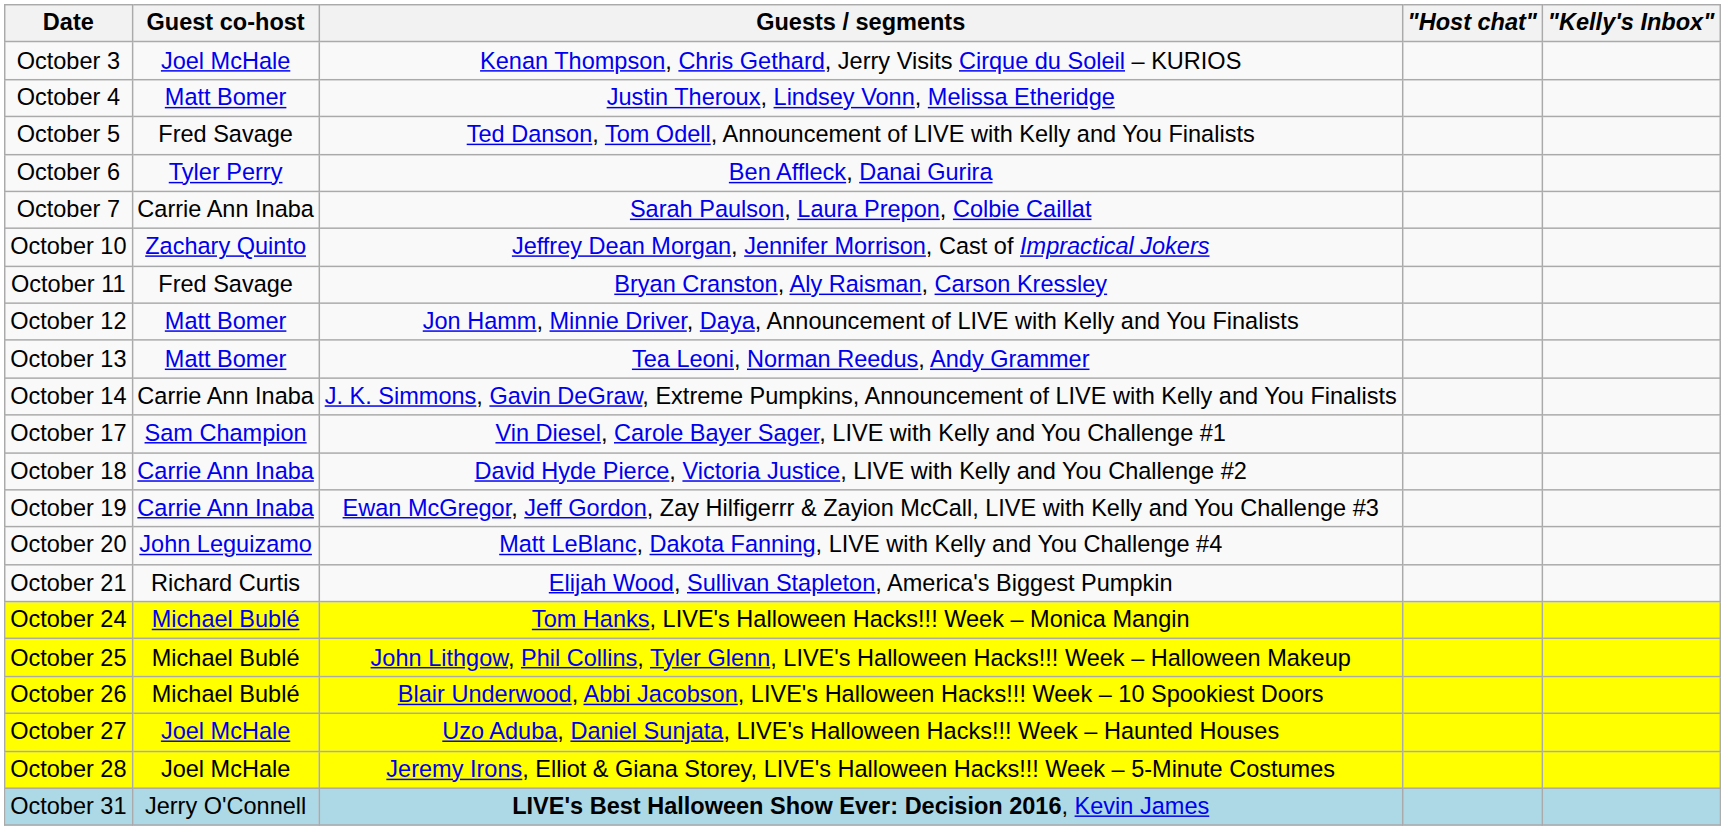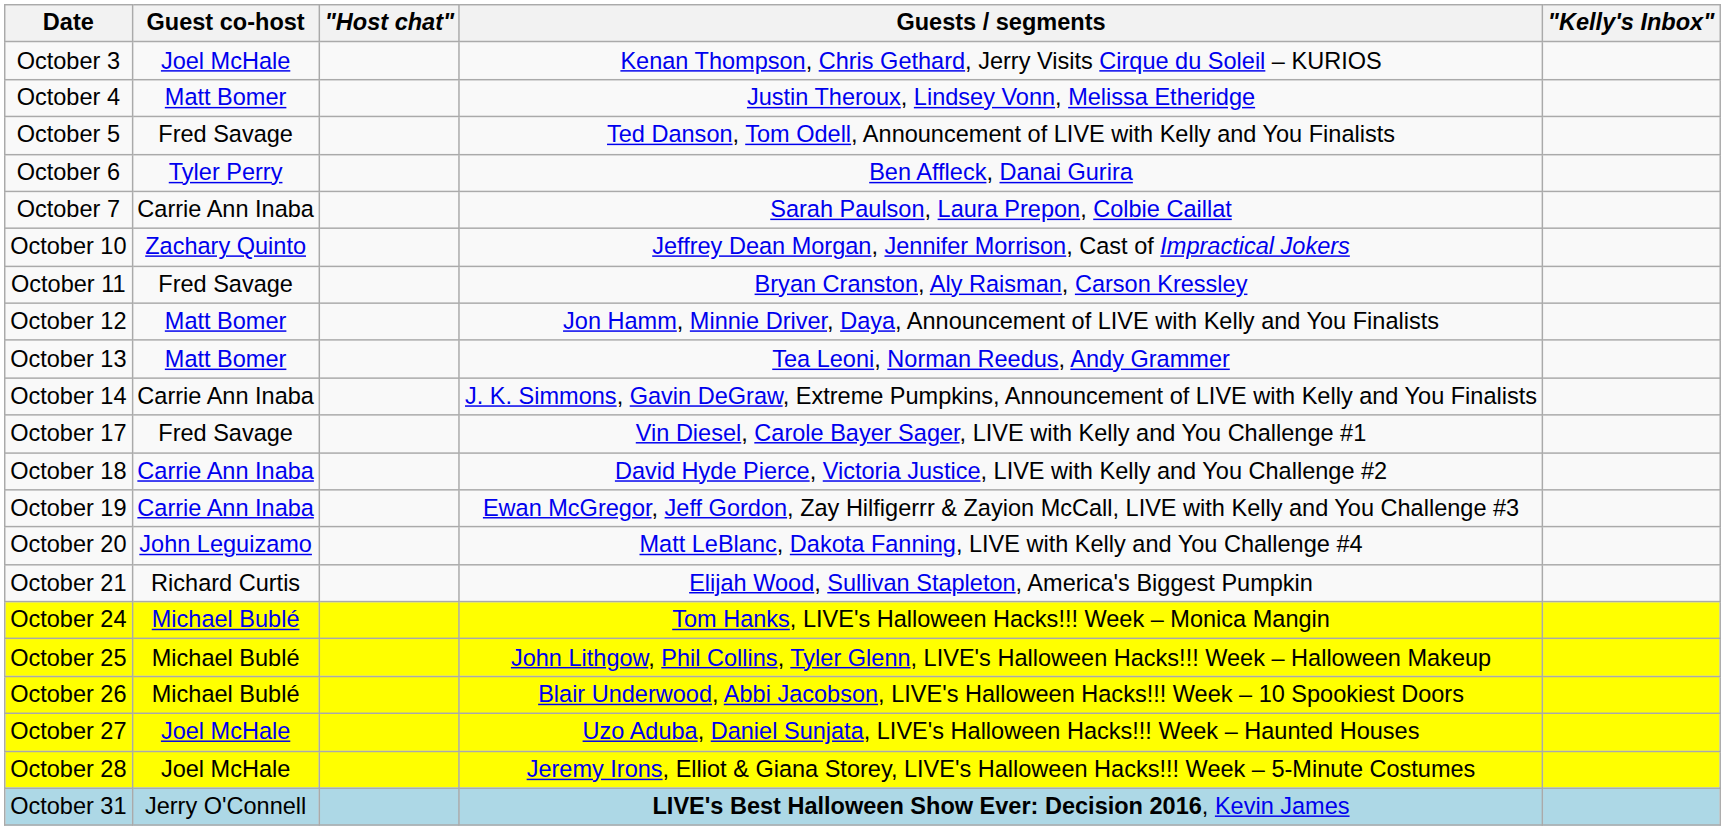columns swapped: (1472, 23) <-> (861, 23)
(226, 433) Sam Champion -> (226, 433) Fred Savage
